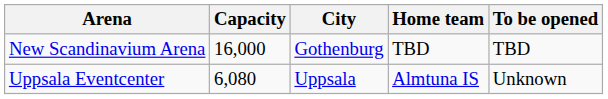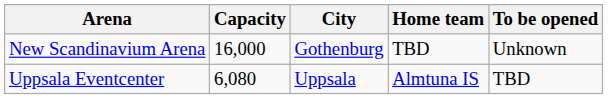(511, 49) TBD -> (530, 49) Unknown
(530, 78) Unknown -> (511, 78) TBD
